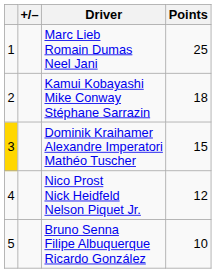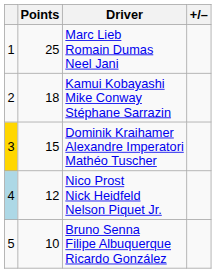columns swapped: (29, 15) <-> (188, 15)
(11, 196) no background -> (11, 196) lightblue background
